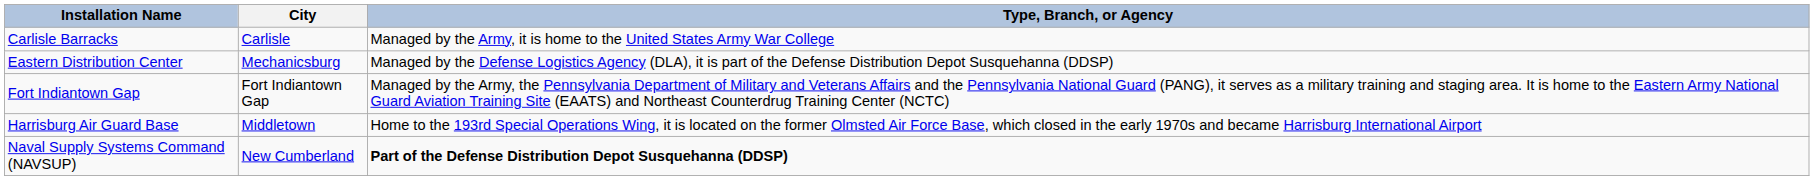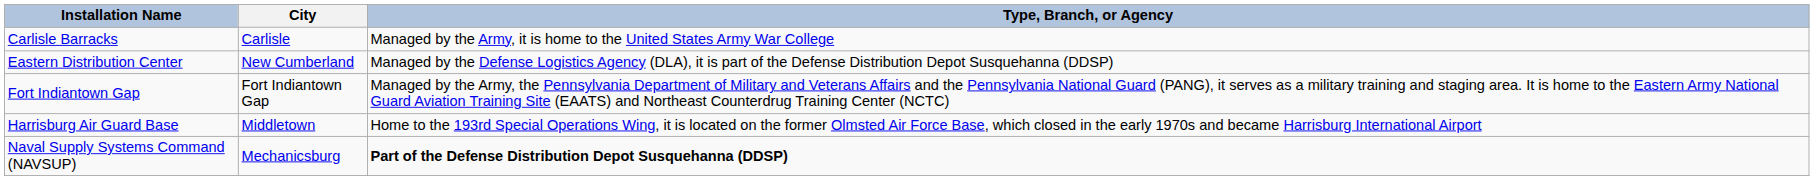(291, 62) Mechanicsburg -> (298, 62) New Cumberland
(298, 156) New Cumberland -> (291, 156) Mechanicsburg
